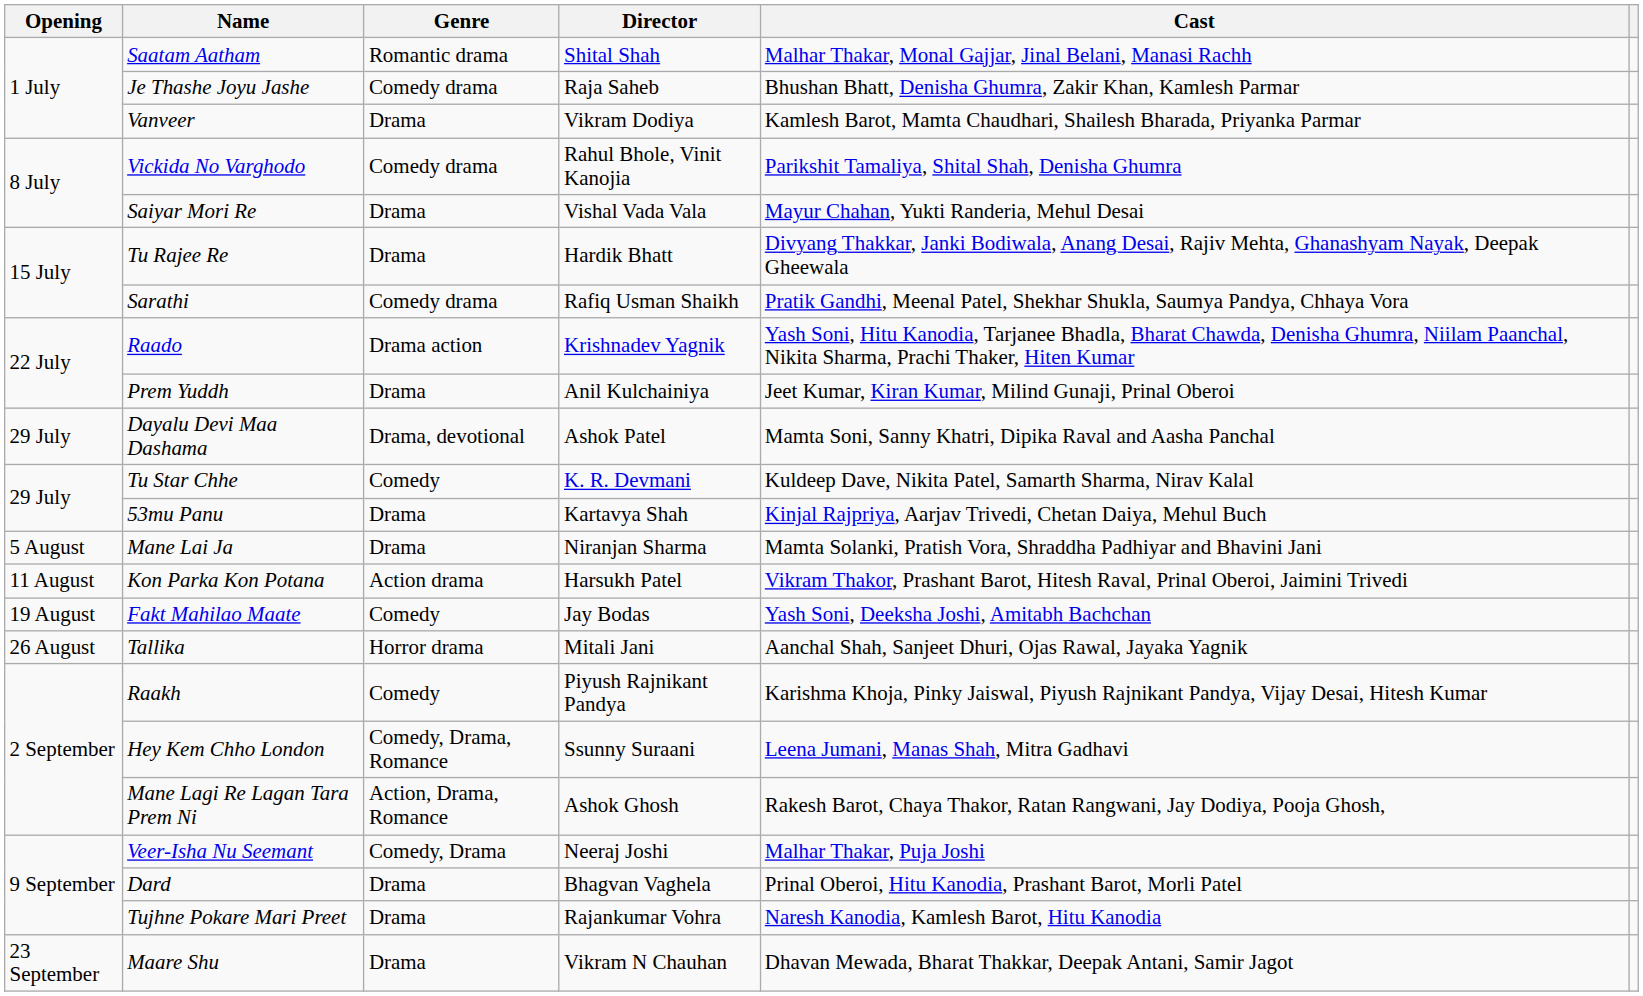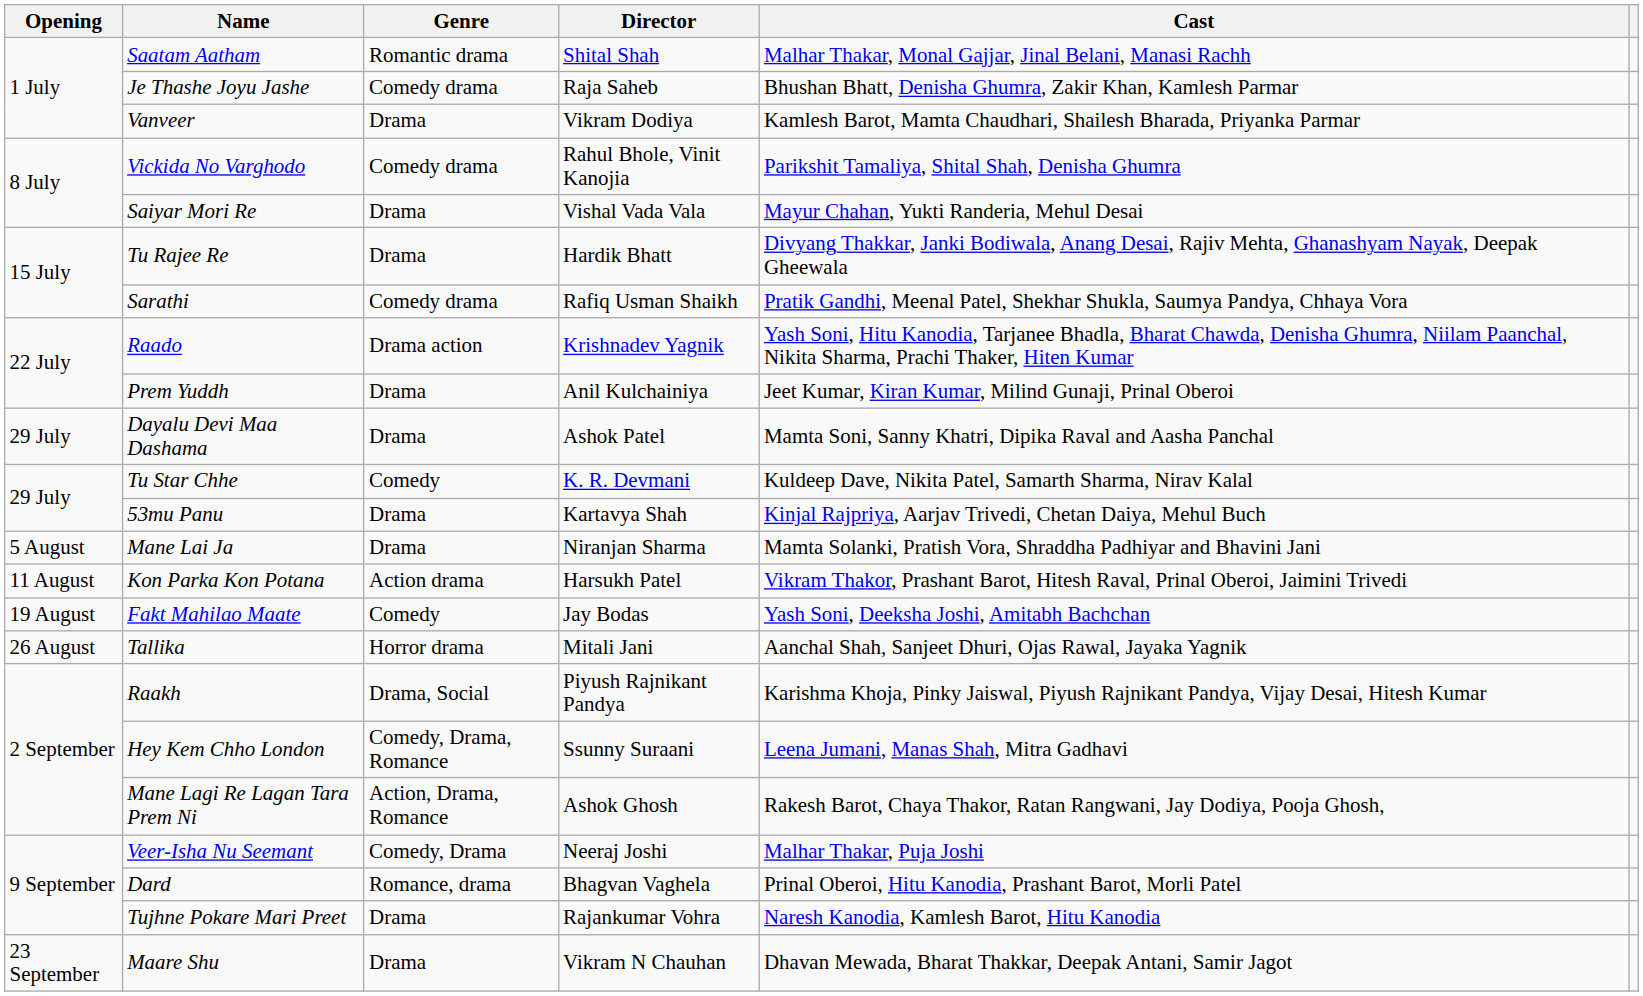(447, 436) Drama, devotional -> (398, 436) Drama
(404, 692) Comedy -> (429, 692) Drama, Social
(397, 884) Drama -> (440, 884) Romance, drama
